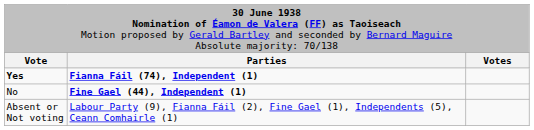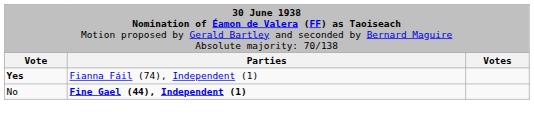(164, 76) bold -> (164, 76) normal
- row: (35, 112)
